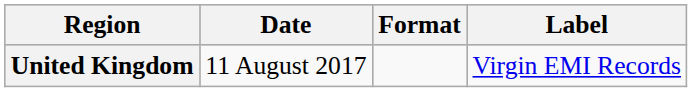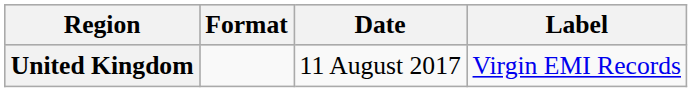columns swapped: (286, 24) <-> (420, 24)
